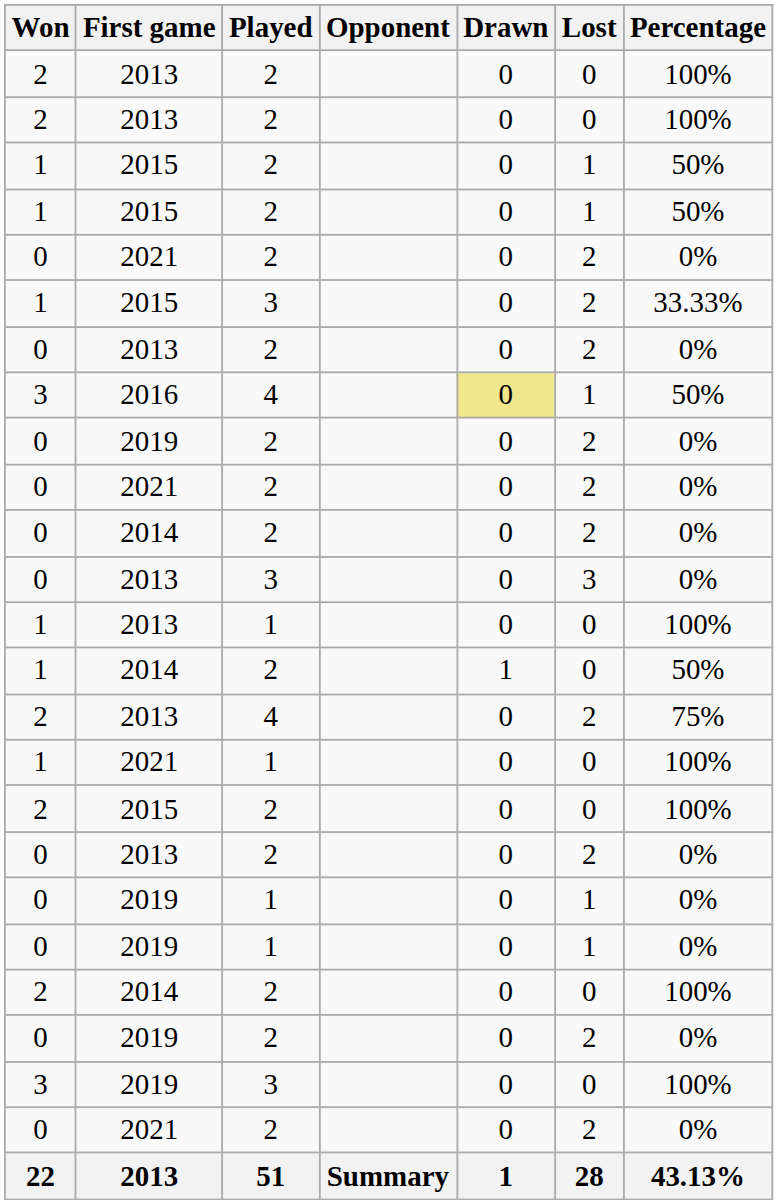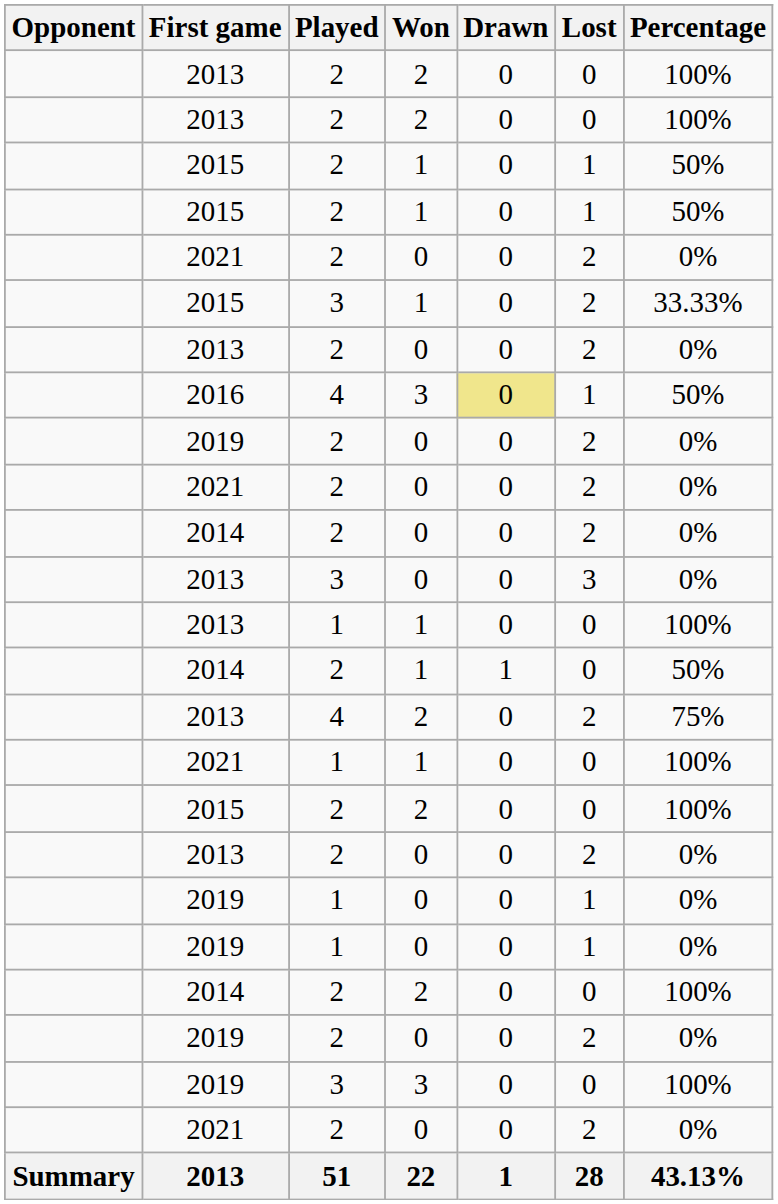columns swapped: (388, 27) <-> (41, 27)
